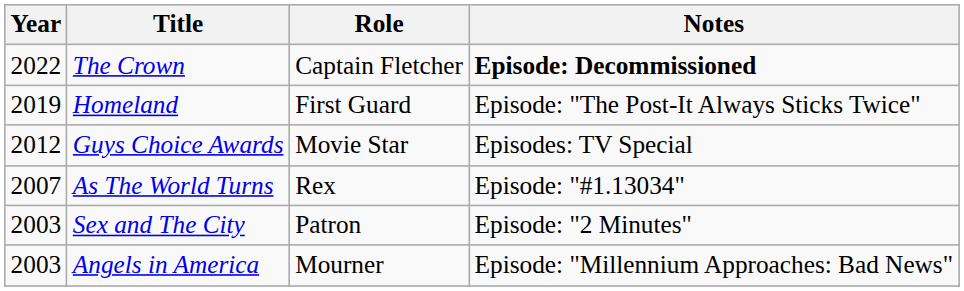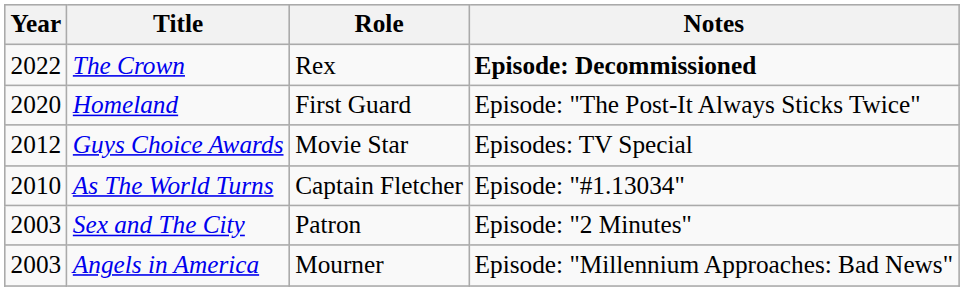(379, 64) Captain Fletcher -> (316, 64) Rex
(36, 104) 2019 -> (36, 104) 2020
(36, 184) 2007 -> (36, 184) 2010
(316, 184) Rex -> (379, 184) Captain Fletcher
